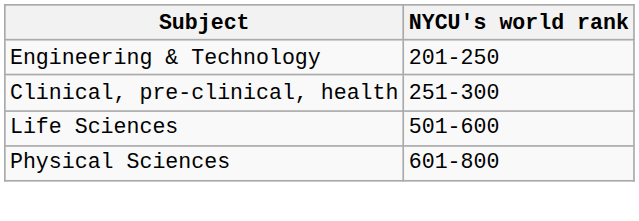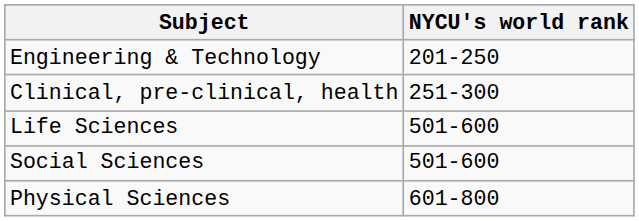+ row: (107, 163)
